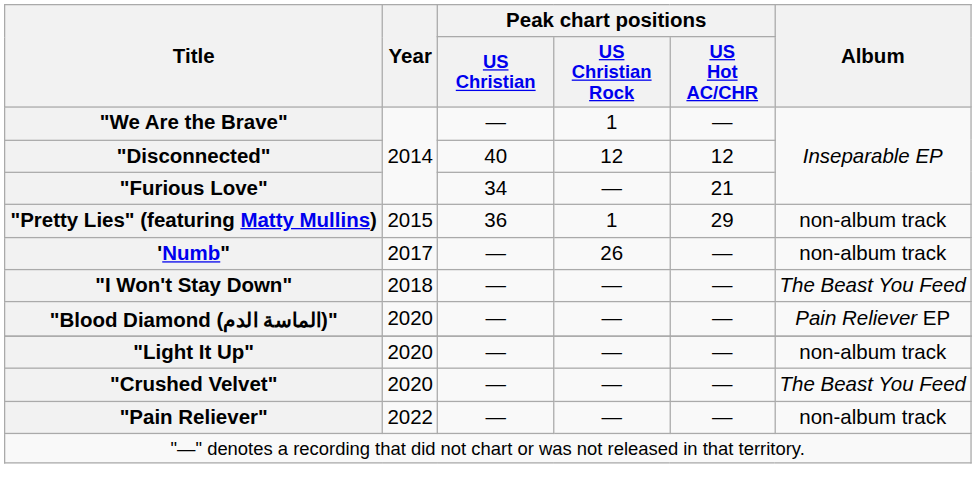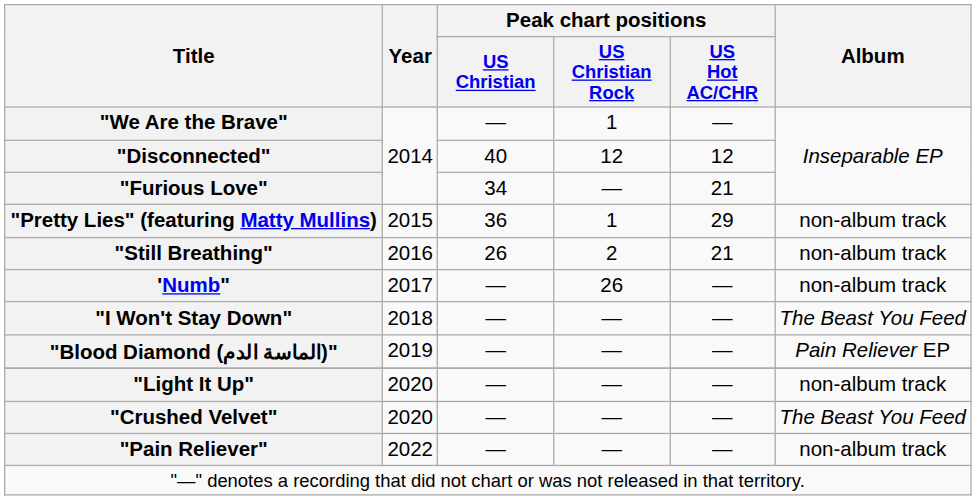+ row: (194, 253)
(410, 318) 2020 -> (410, 351) 2019
